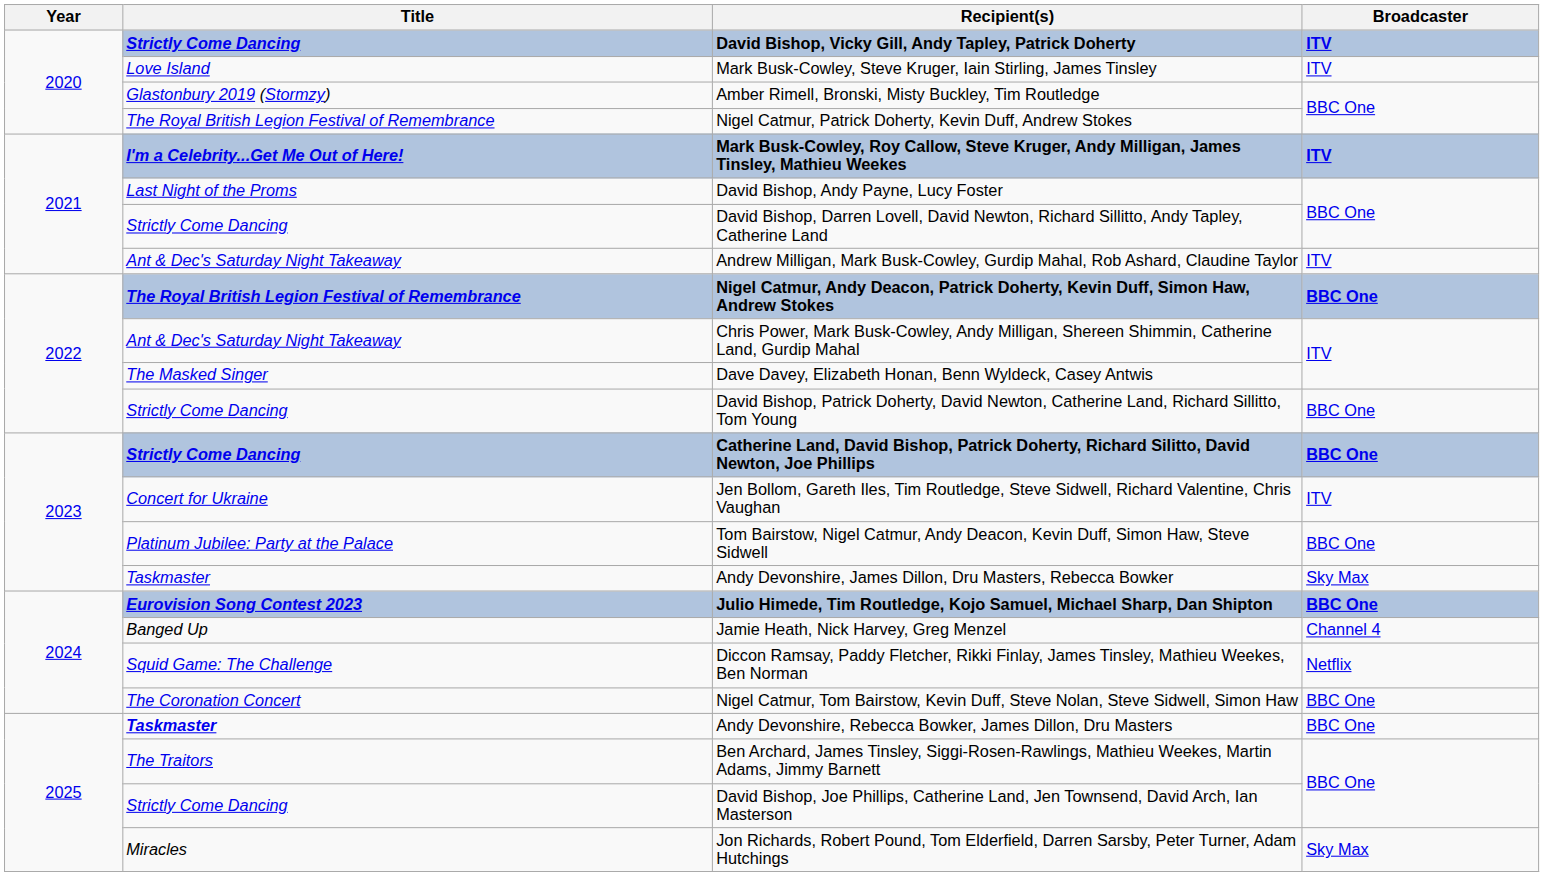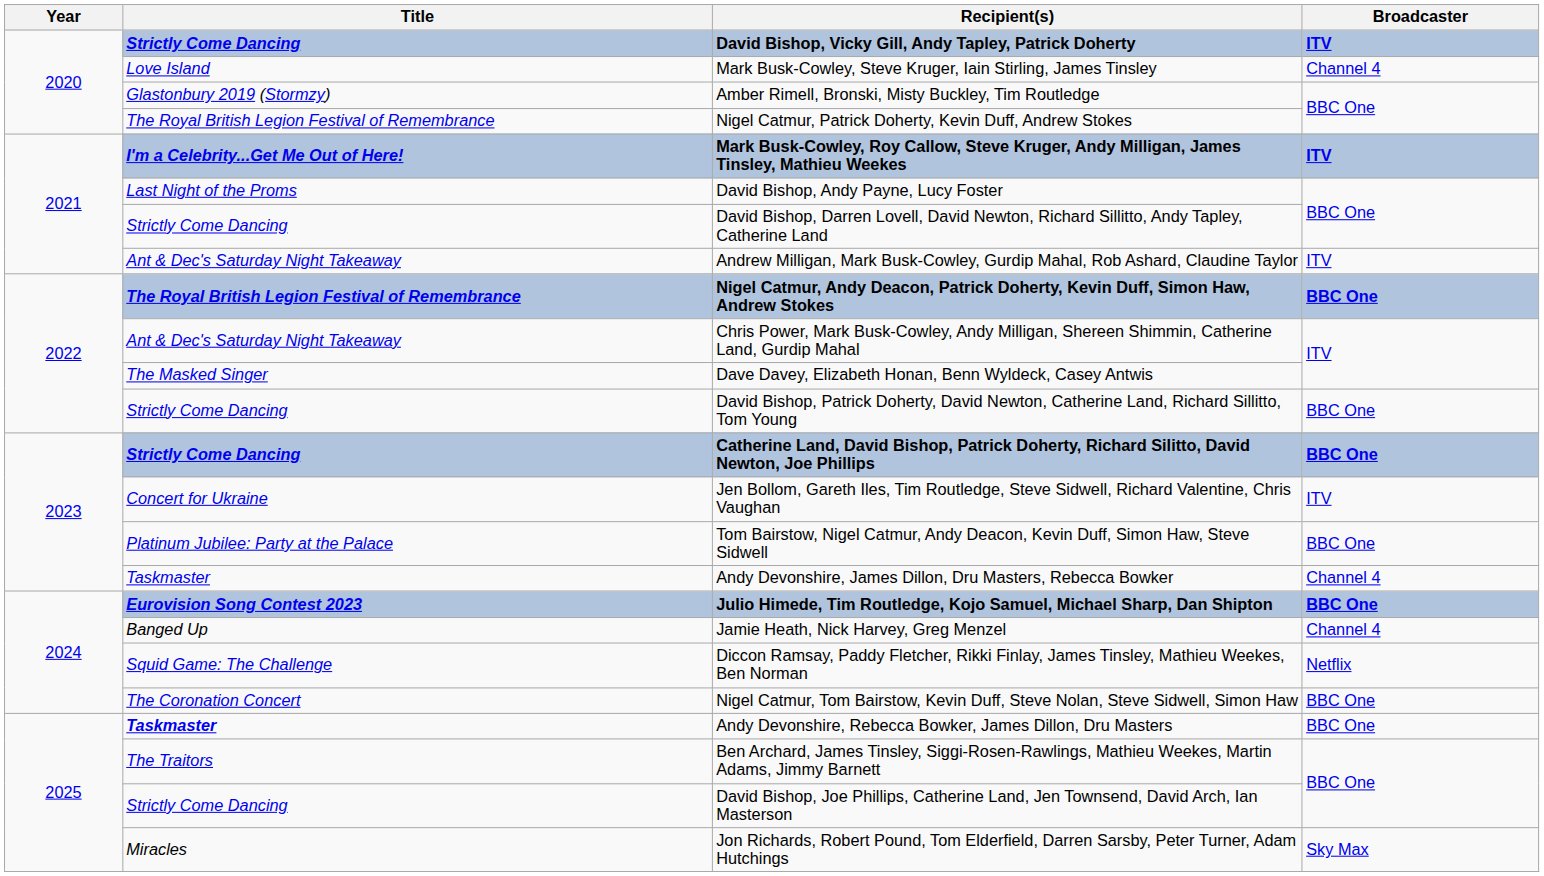(1319, 69) ITV -> (1343, 69) Channel 4
(1337, 578) Sky Max -> (1343, 578) Channel 4
